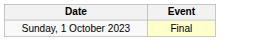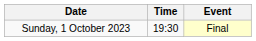+ column: (166, 12)
